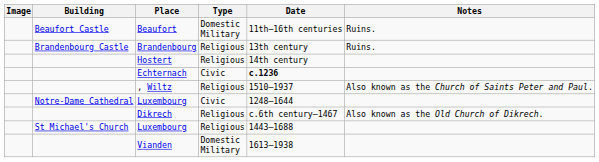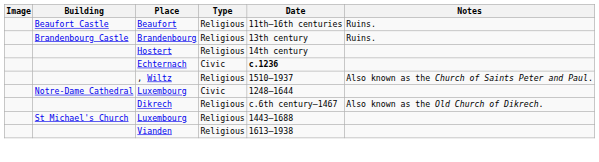(220, 29) Domestic Military -> (223, 24) Religious
(220, 145) Domestic Military -> (223, 131) Religious
